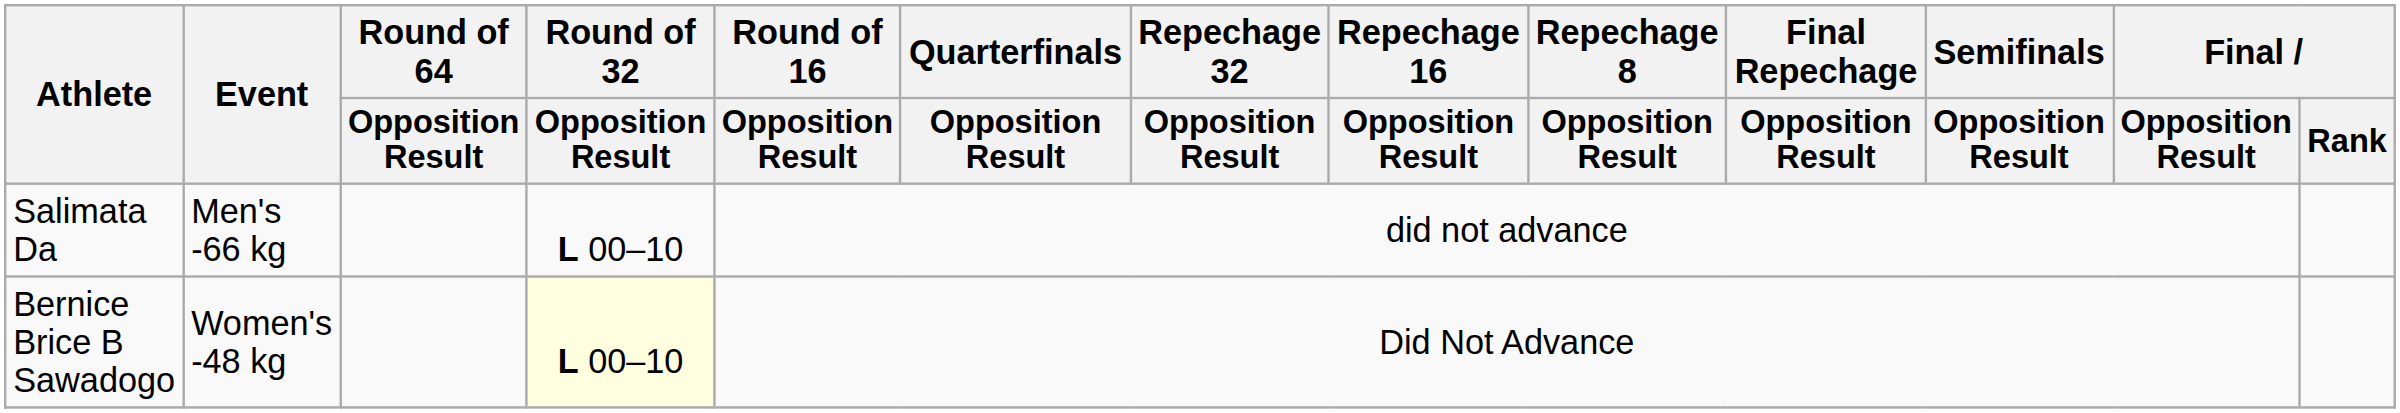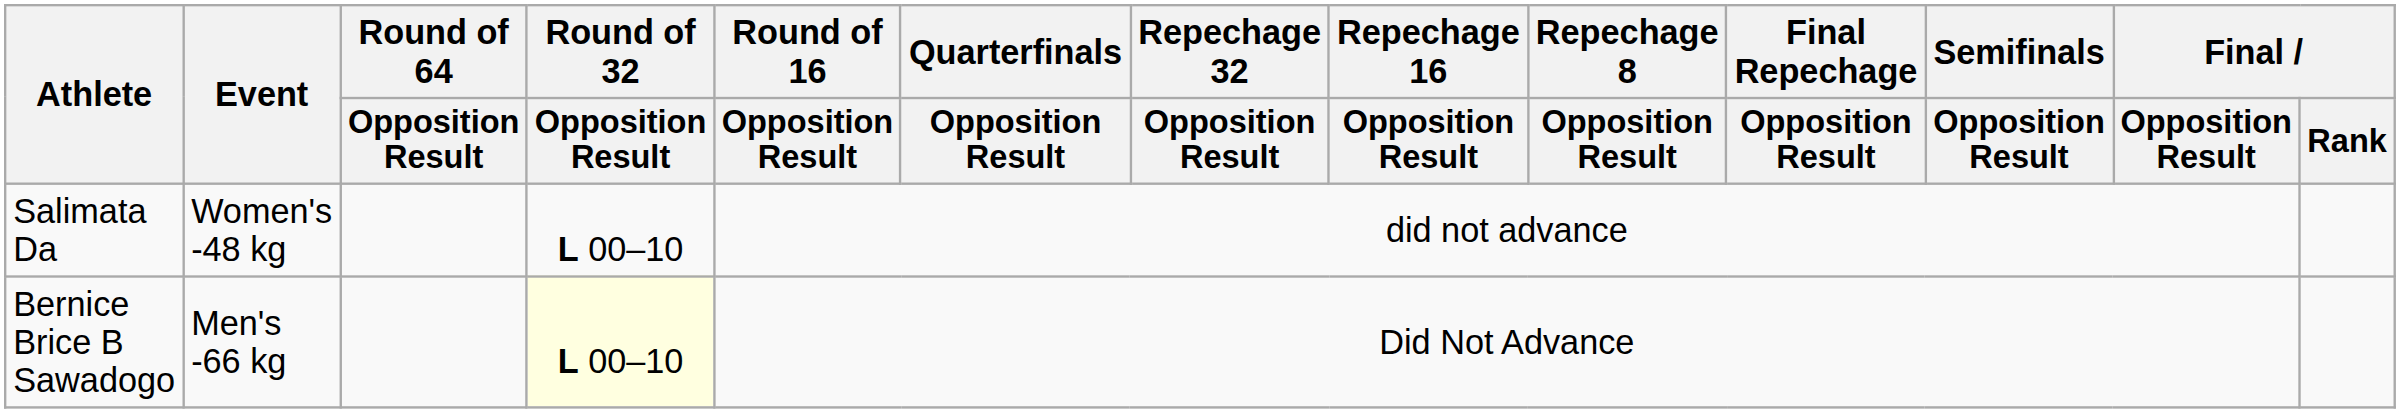(239, 231) Men's -66 kg -> (262, 231) Women's -48 kg
(262, 342) Women's -48 kg -> (239, 342) Men's -66 kg
